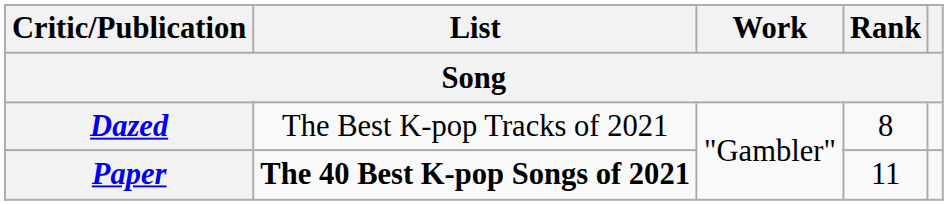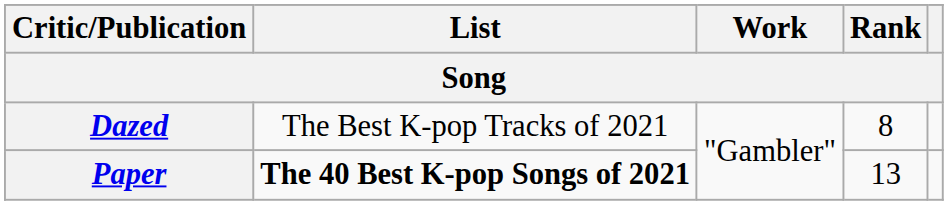(886, 174) 11 -> (886, 174) 13
